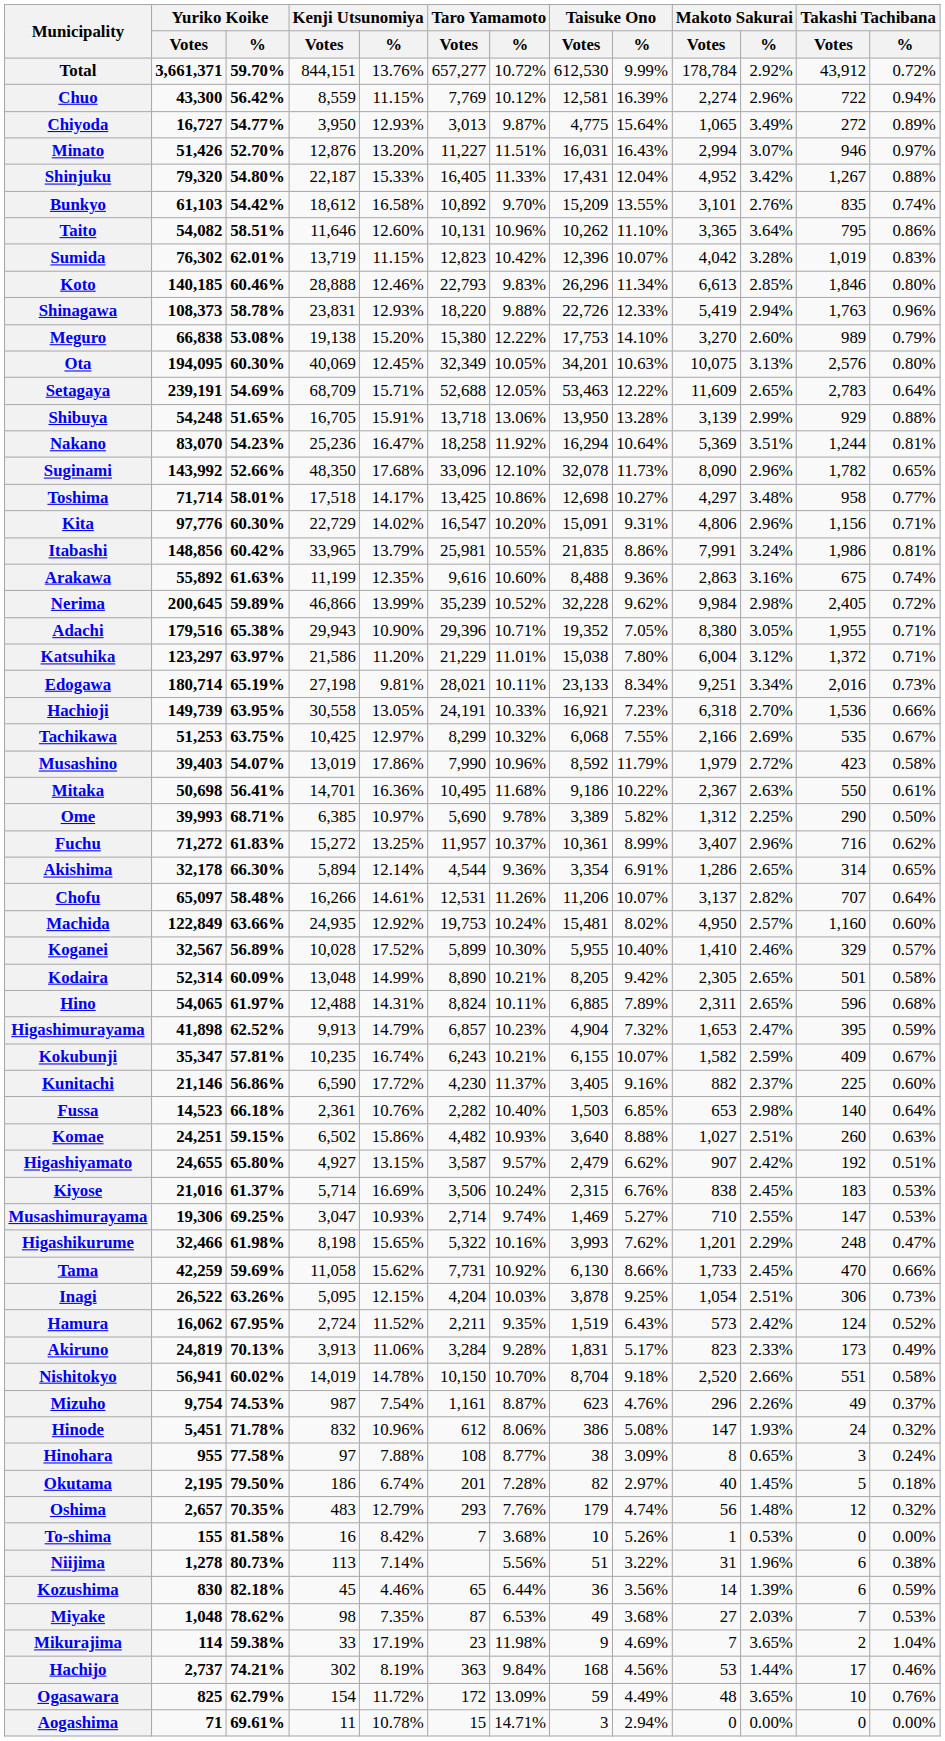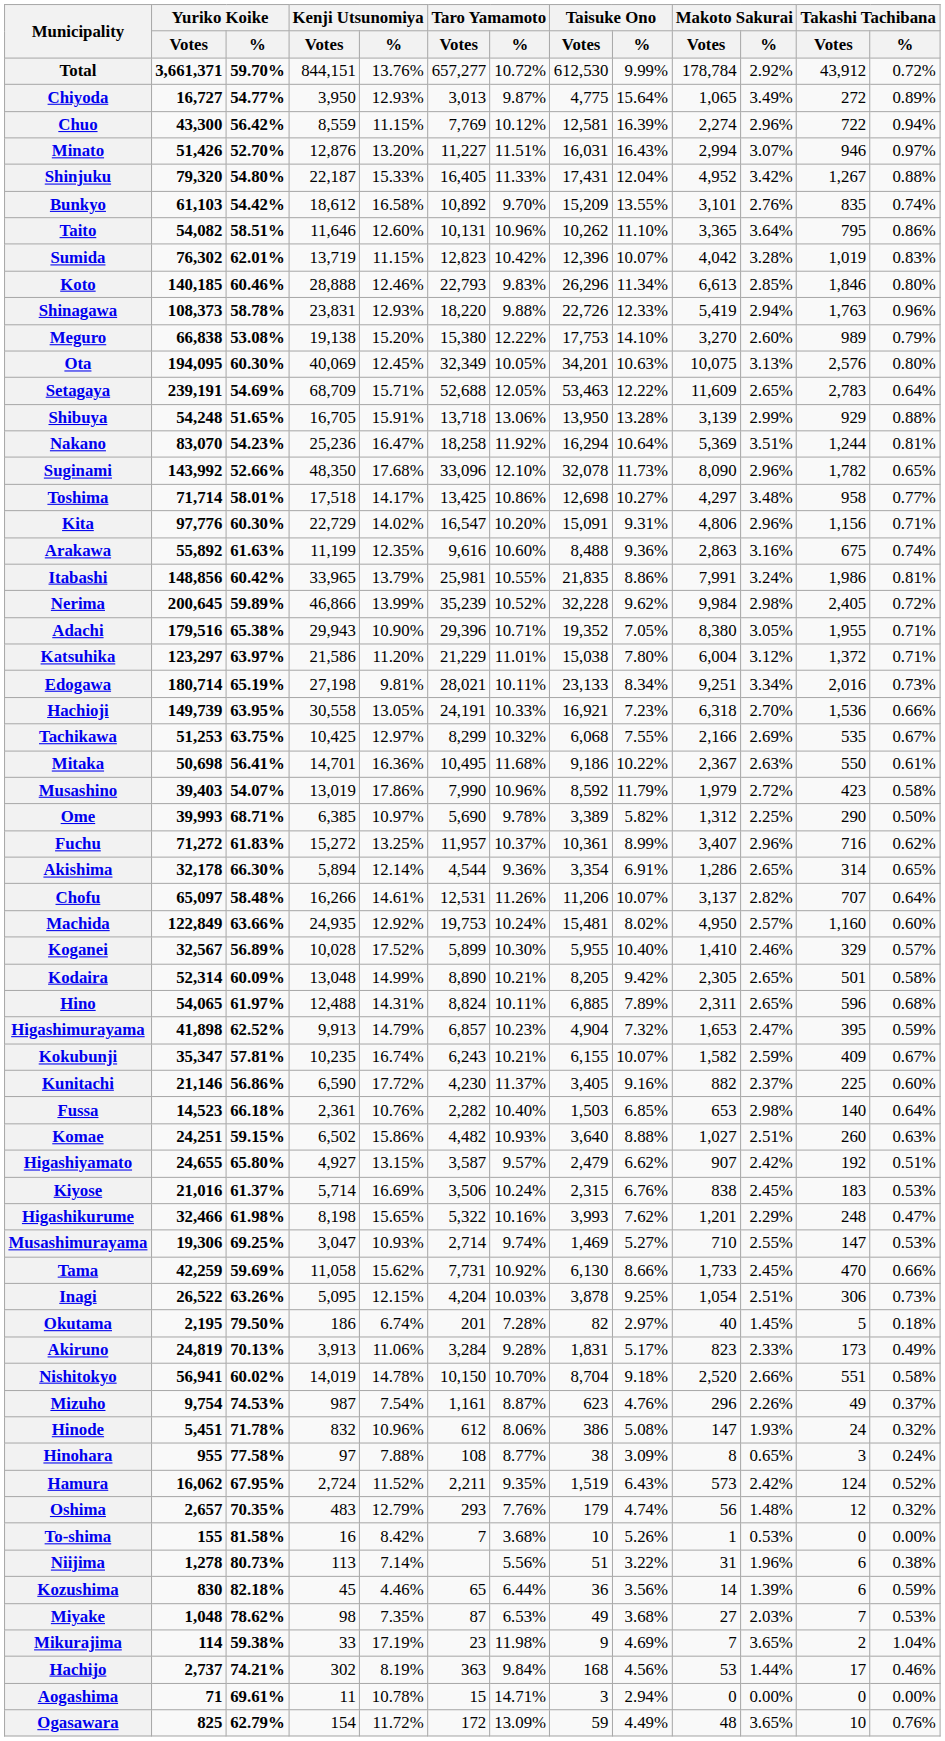rows swapped: (78, 124) <-> (78, 97)
rows swapped: (78, 577) <-> (78, 550)
rows swapped: (78, 763) <-> (78, 790)
rows swapped: (78, 1243) <-> (78, 1216)
rows swapped: (78, 1323) <-> (78, 1483)
rows swapped: (78, 1723) <-> (78, 1696)
